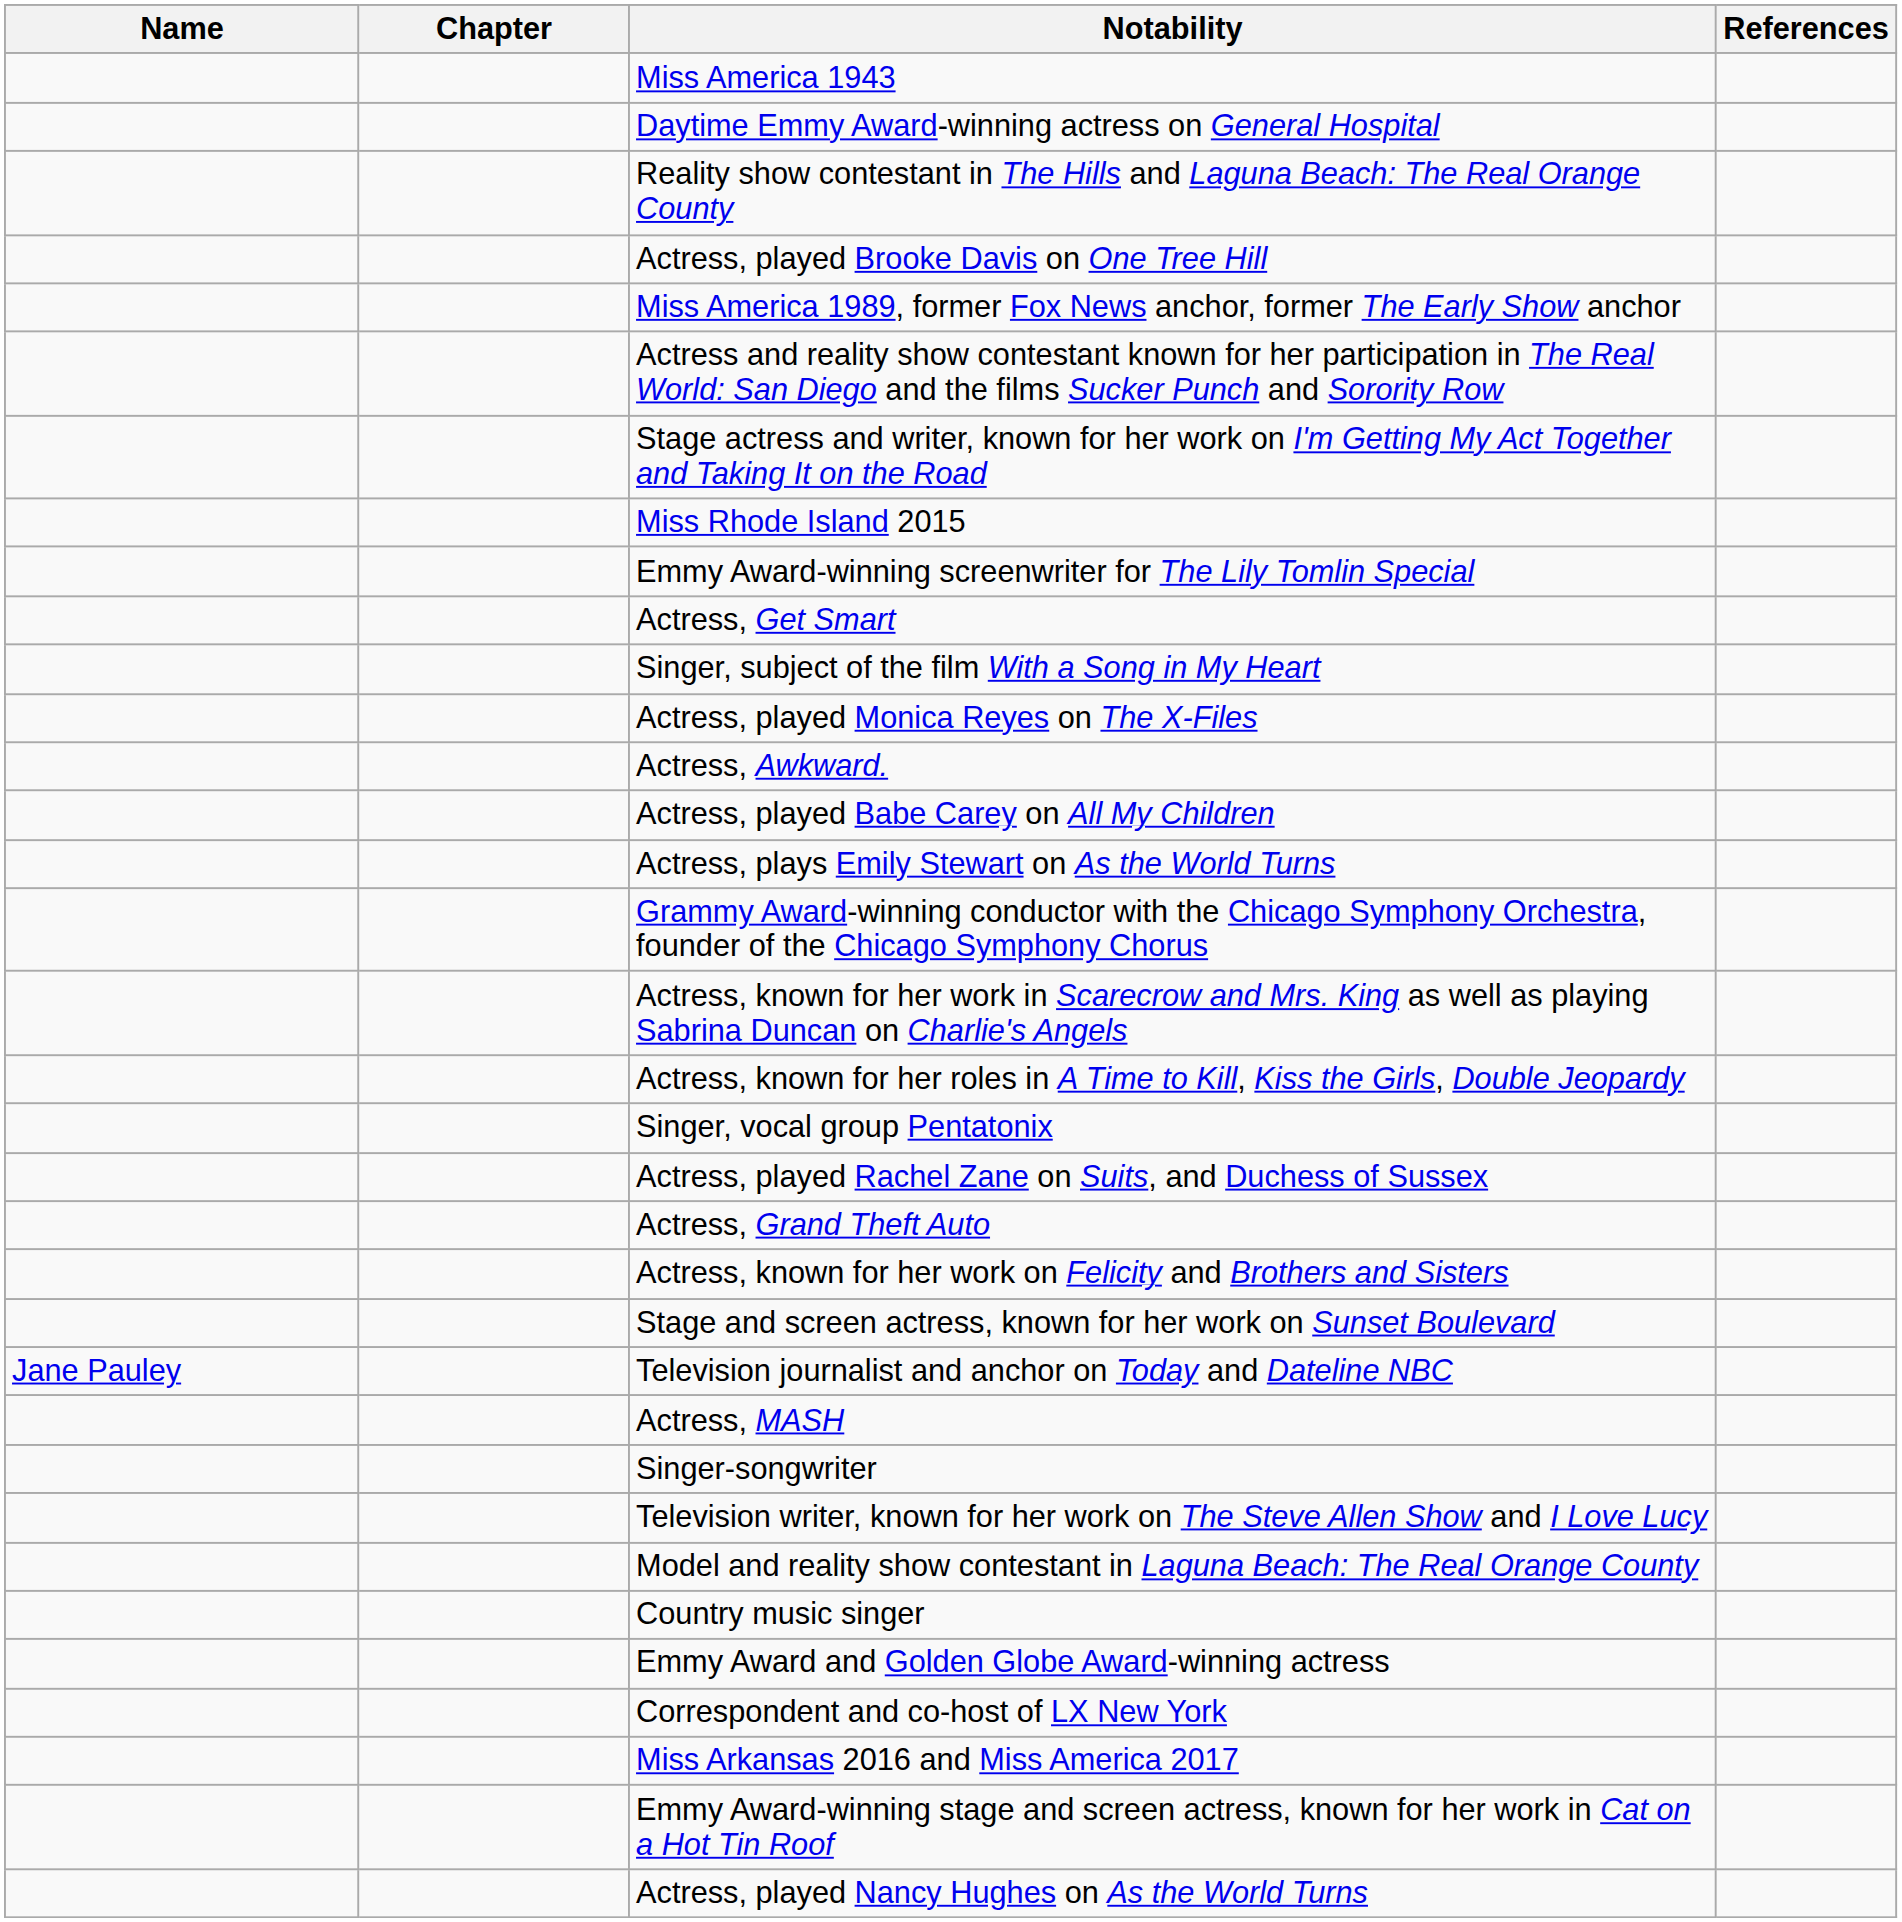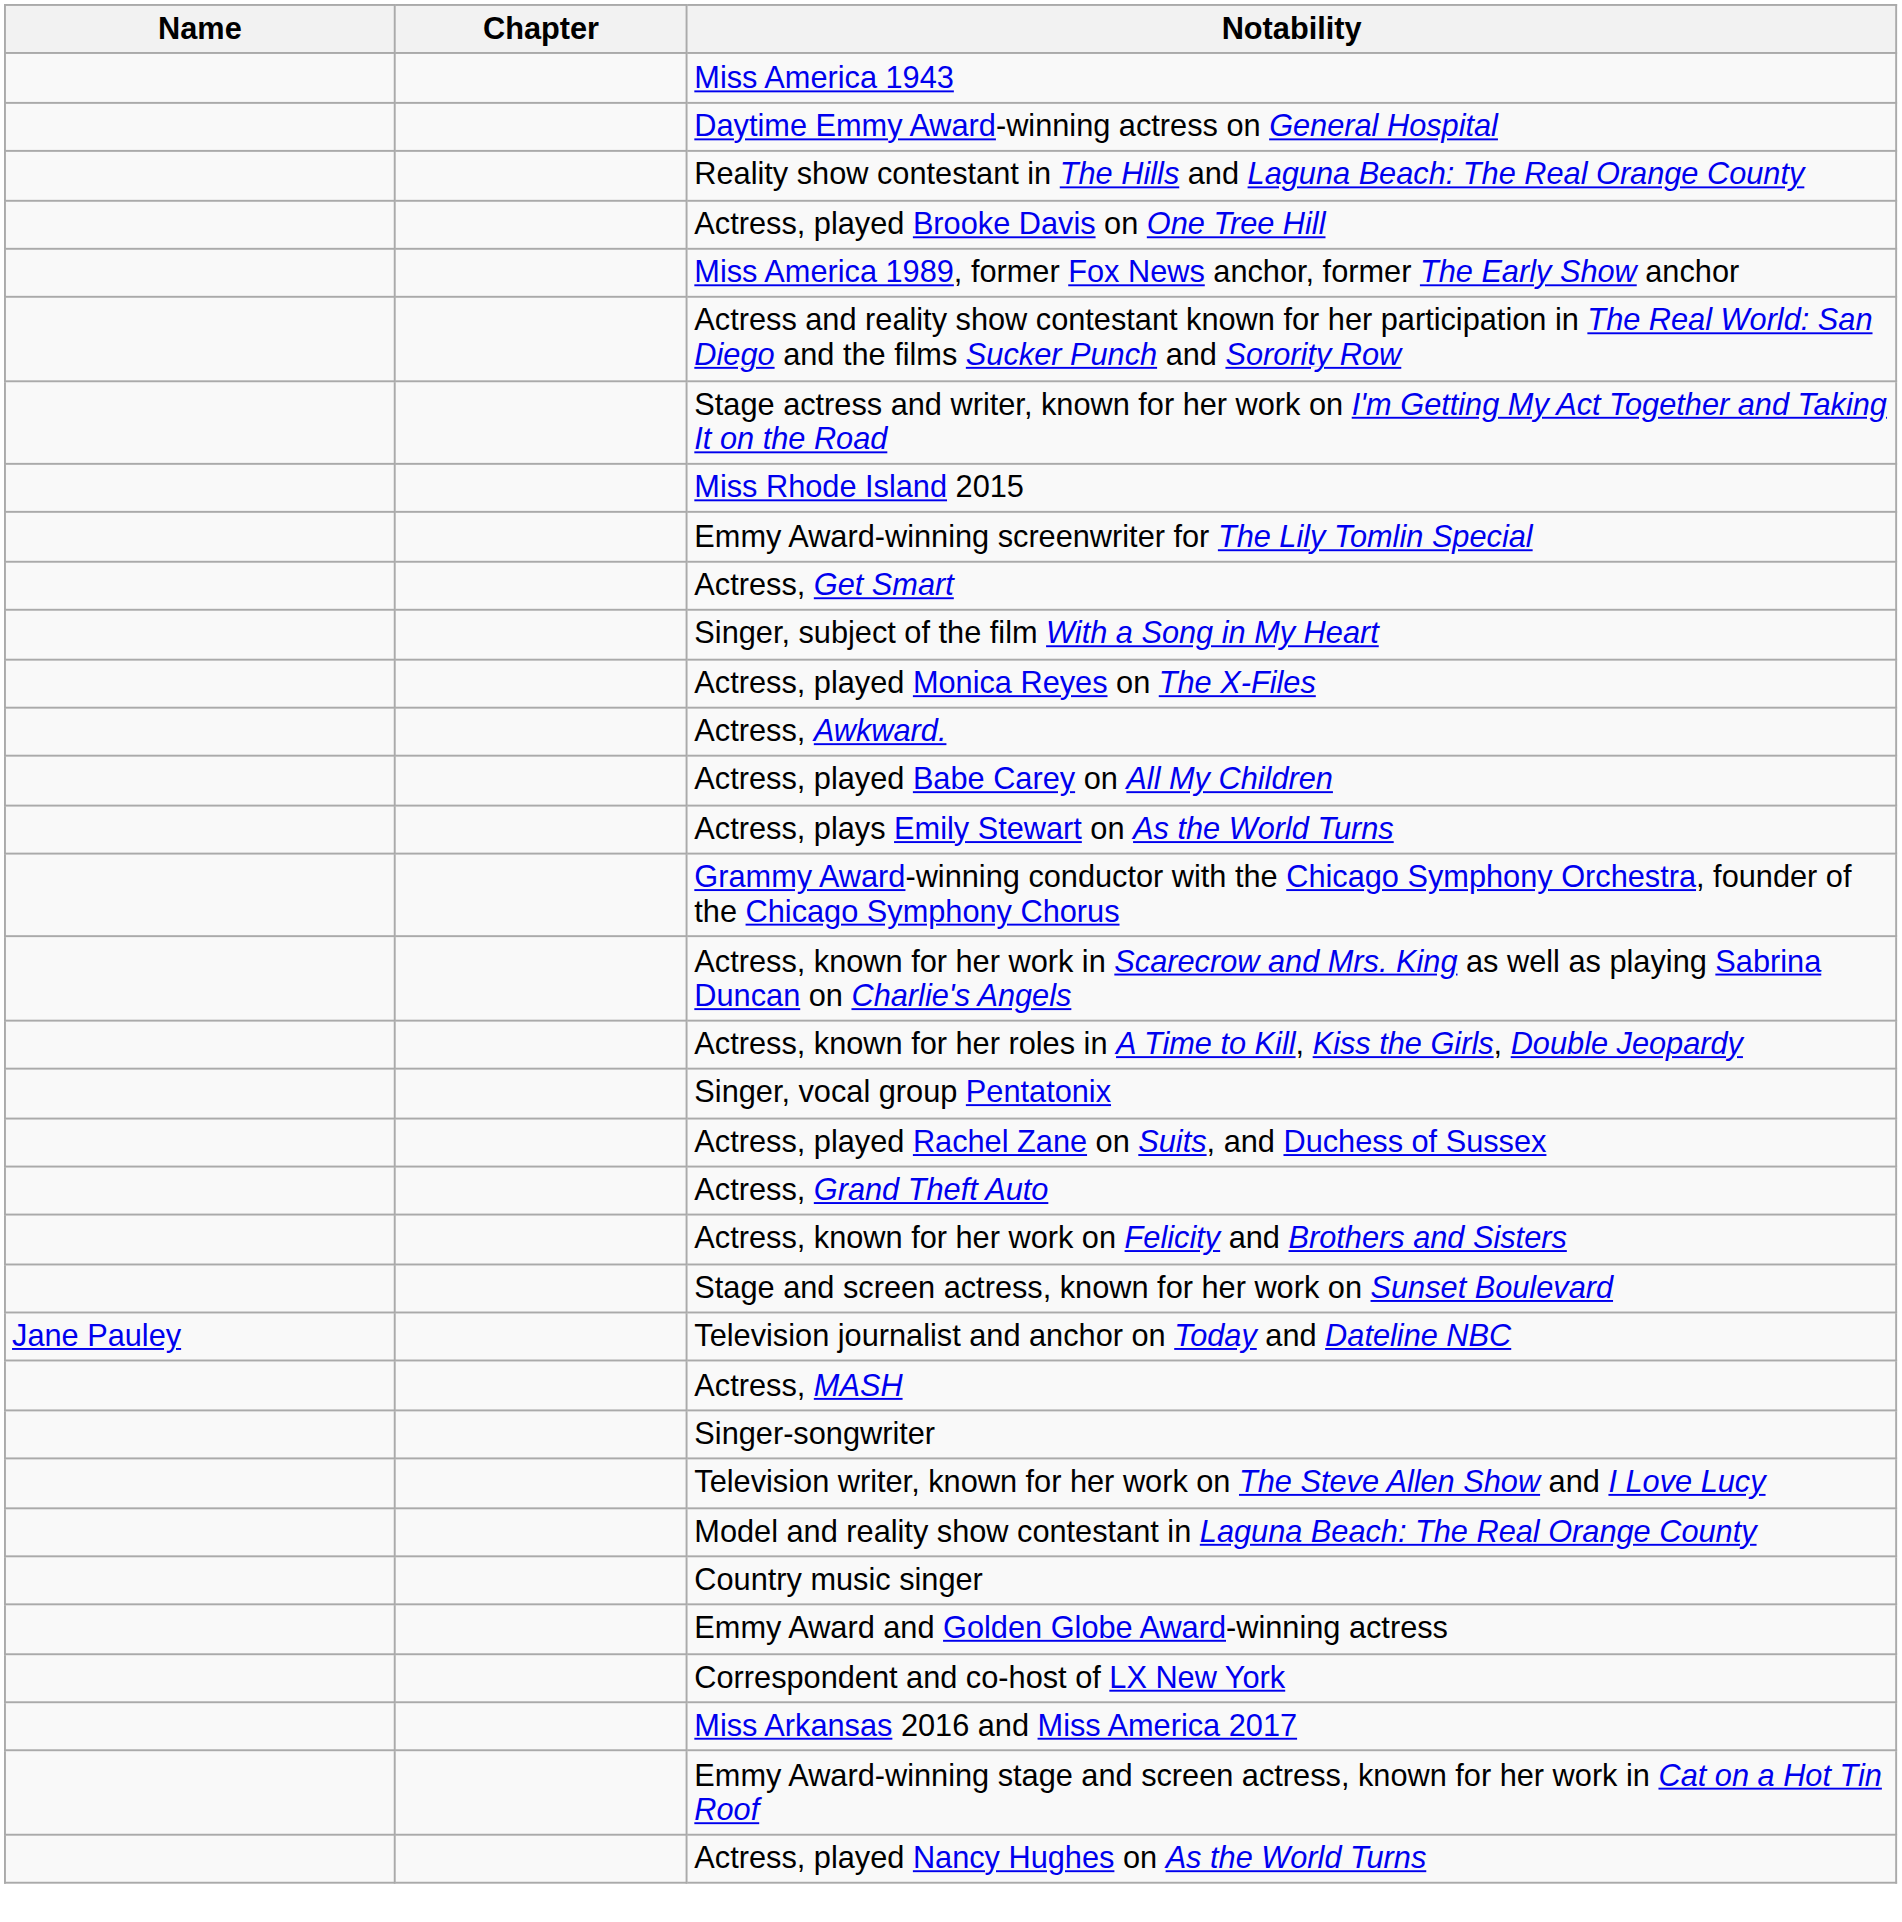- column: (1806, 28)
